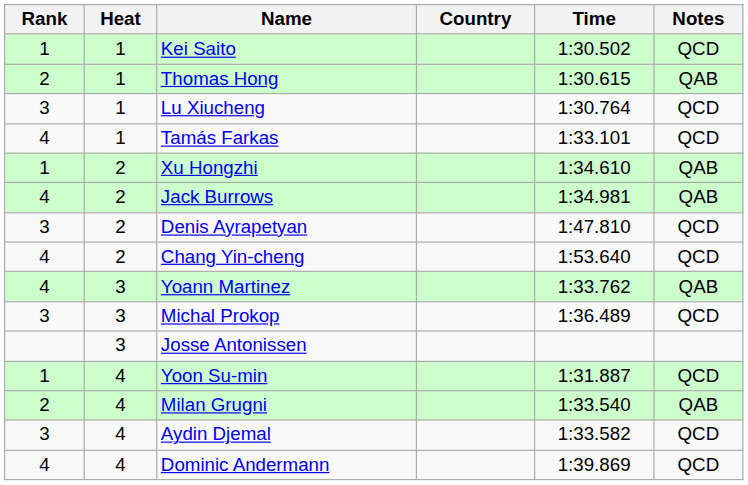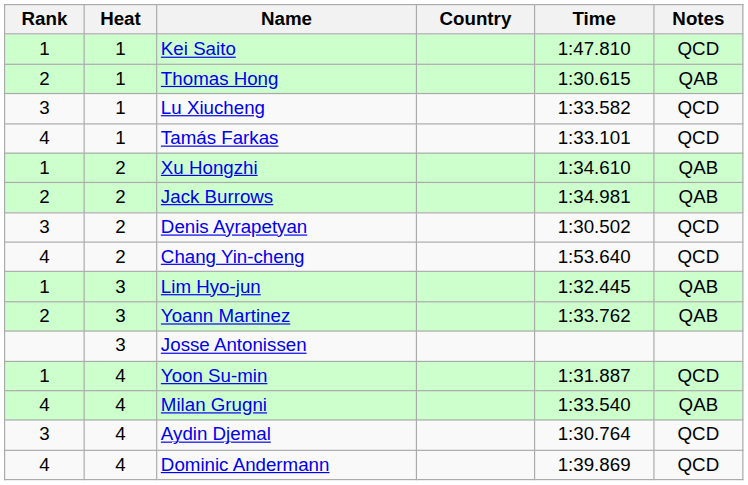(594, 49) 1:30.502 -> (594, 49) 1:47.810
(594, 108) 1:30.764 -> (594, 108) 1:33.582
(44, 197) 4 -> (44, 197) 2
(594, 227) 1:47.810 -> (594, 227) 1:30.502
+ row: (211, 286)
(44, 286) 4 -> (44, 316) 2
- row: (220, 316)
(44, 405) 2 -> (44, 405) 4
(594, 434) 1:33.582 -> (594, 434) 1:30.764
